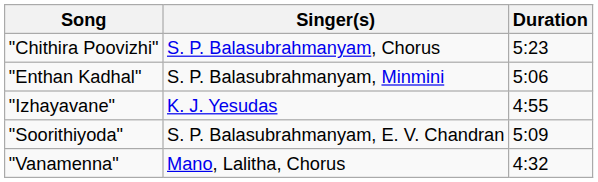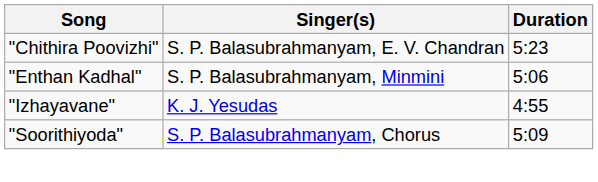(304, 48) S. P. Balasubrahmanyam, Chorus -> (336, 48) S. P. Balasubrahmanyam, E. V. Chandran
(336, 135) S. P. Balasubrahmanyam, E. V. Chandran -> (304, 135) S. P. Balasubrahmanyam, Chorus
- row: (64, 164)
